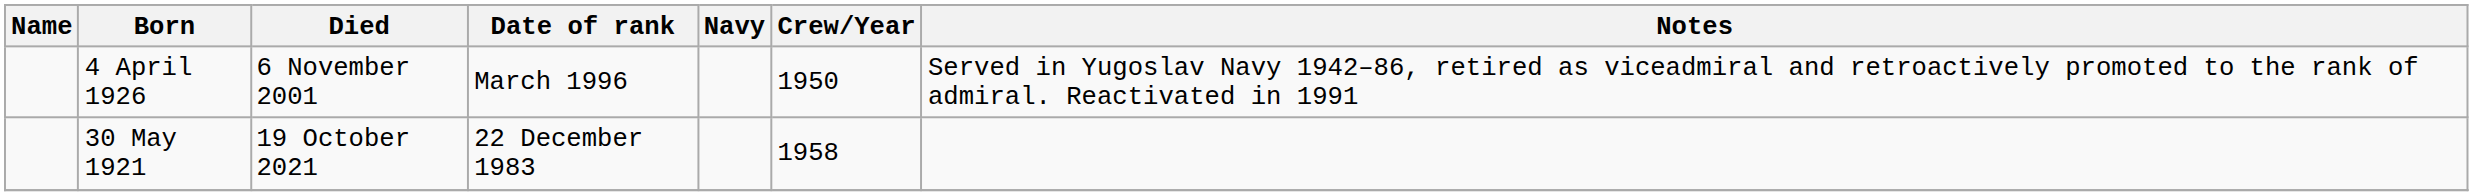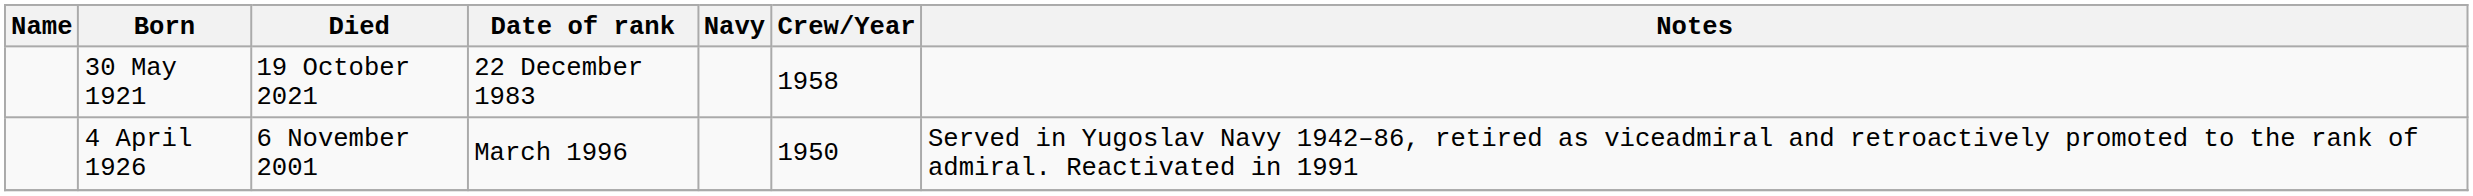rows swapped: (139, 82) <-> (131, 154)
